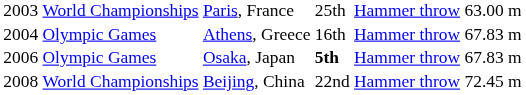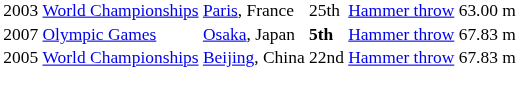- row: (257, 34)
(21, 57) 2006 -> (21, 34) 2007
(21, 81) 2008 -> (21, 57) 2005
(493, 81) 72.45 m -> (487, 57) 67.83 m
